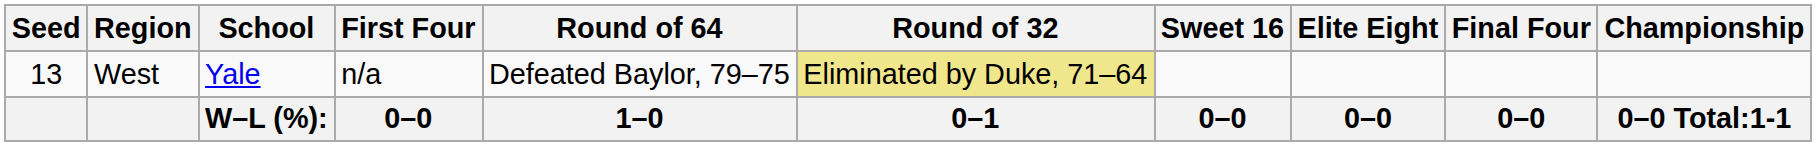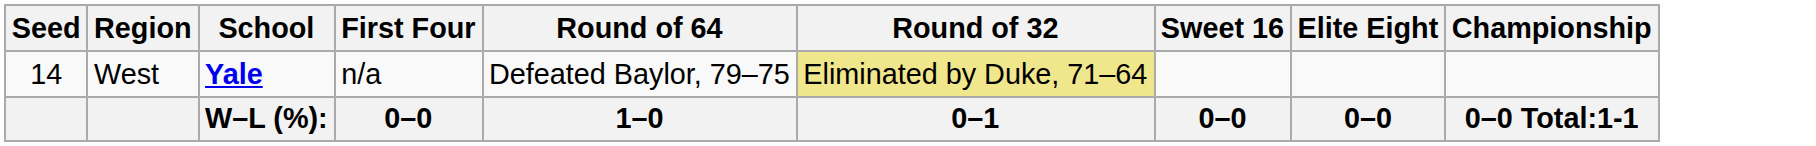- column: (1521, 28)
(46, 74) 13 -> (46, 74) 14
(233, 74) normal -> (234, 74) bold
